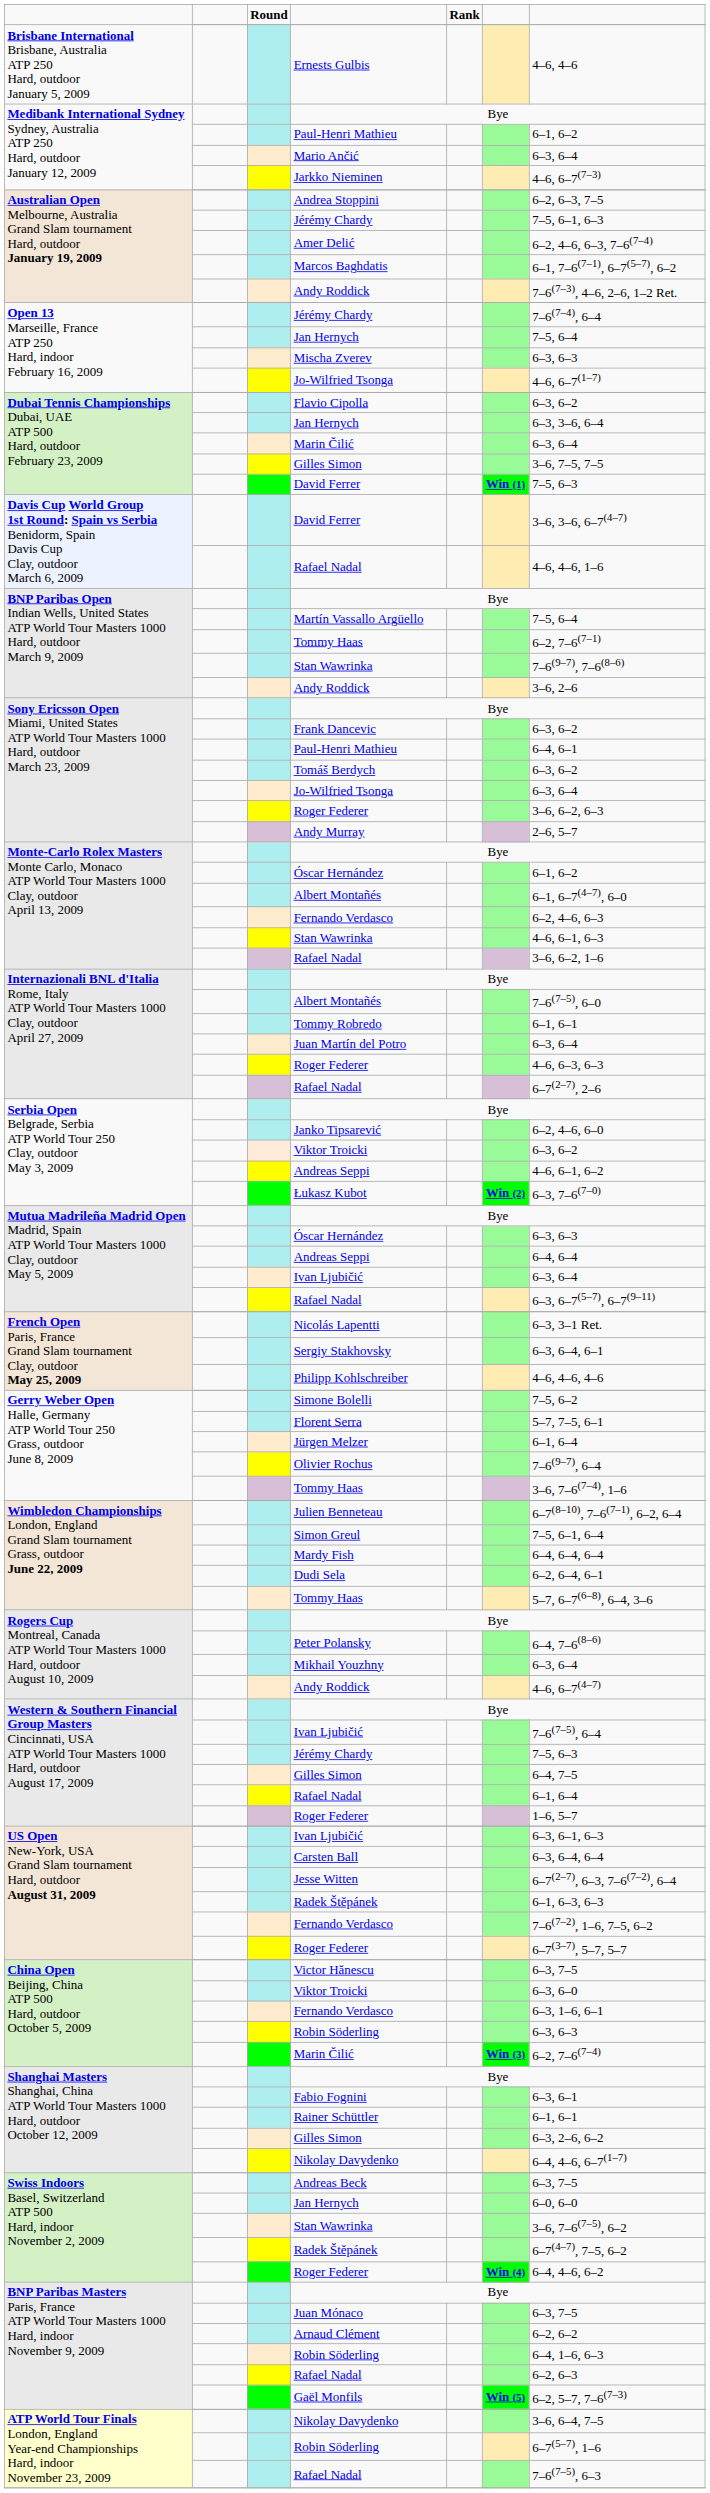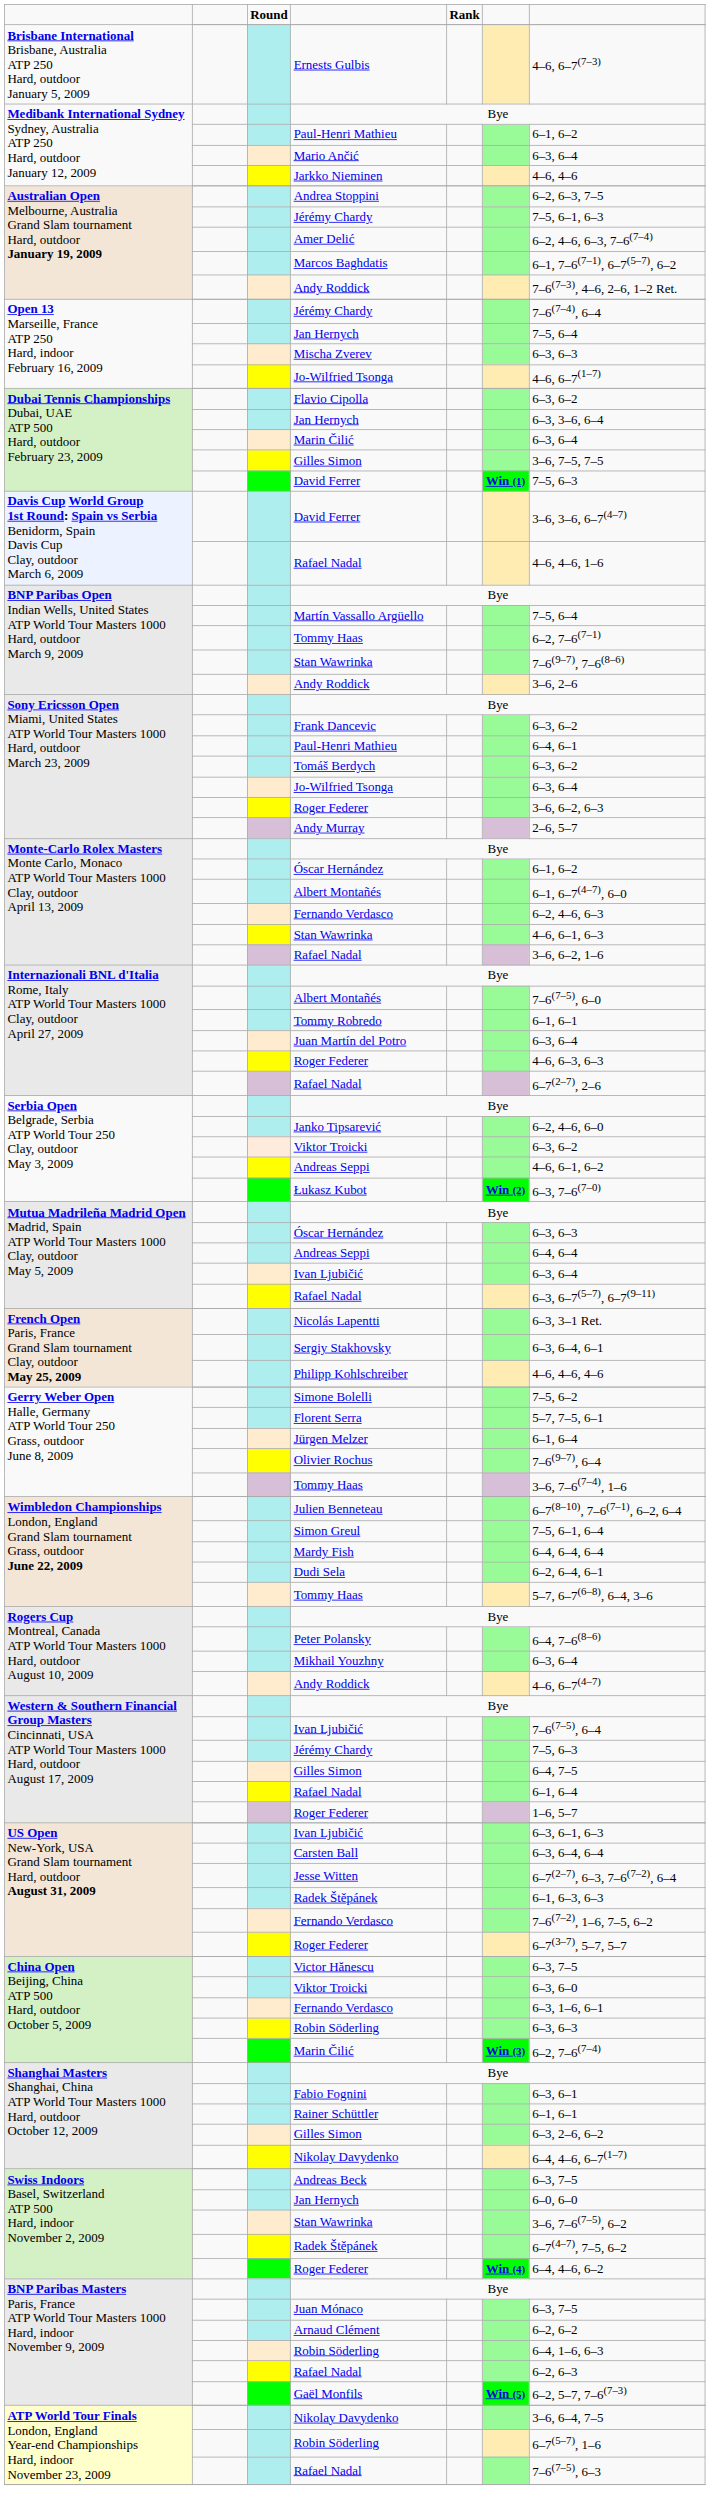(555, 64) 4–6, 4–6 -> (567, 64) 4–6, 6–7(7–3)
(567, 177) 4–6, 6–7(7–3) -> (555, 175) 4–6, 4–6
